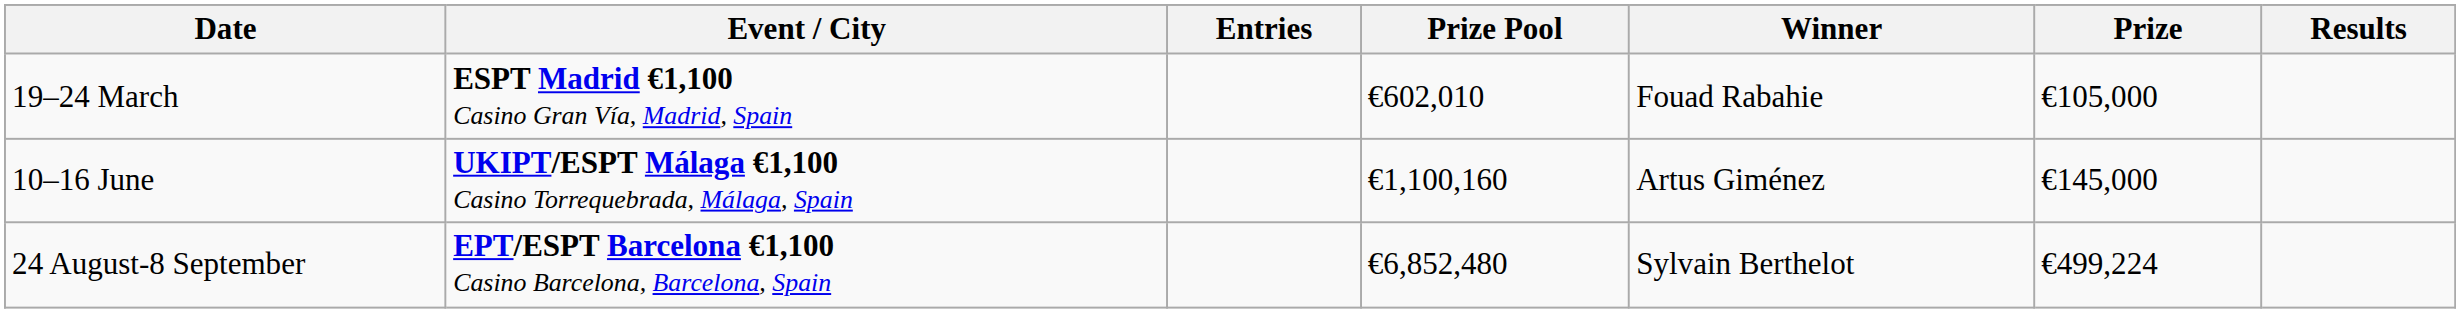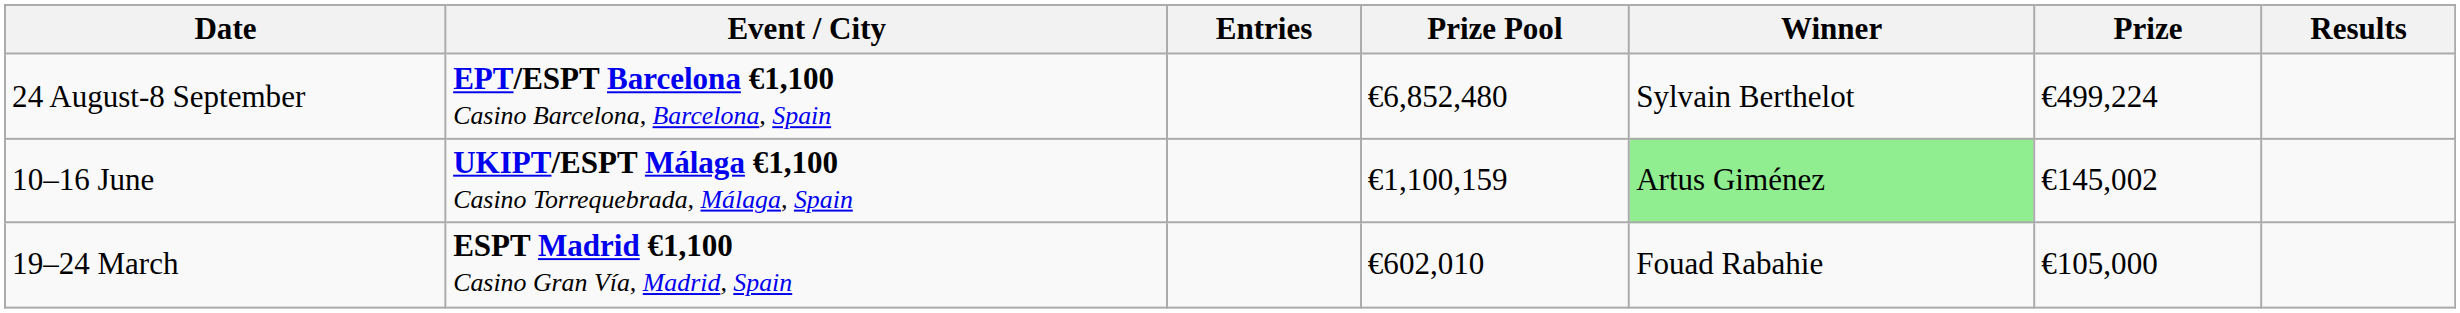rows swapped: (95, 95) <-> (159, 264)
(1438, 179) €1,100,160 -> (1438, 179) €1,100,159
(1731, 179) no background -> (1731, 179) lightgreen background
(2099, 179) €145,000 -> (2099, 179) €145,002
